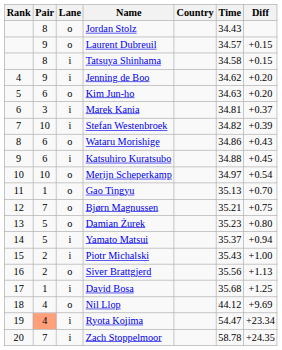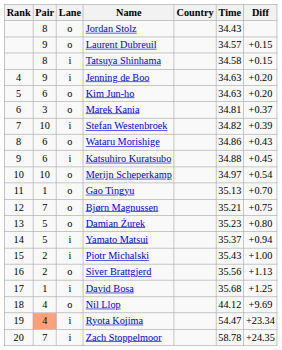(230, 77) 34.62 -> (230, 77) 34.63
(70, 110) i -> (70, 110) o
